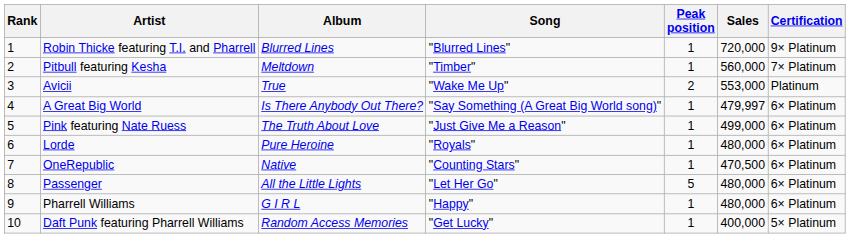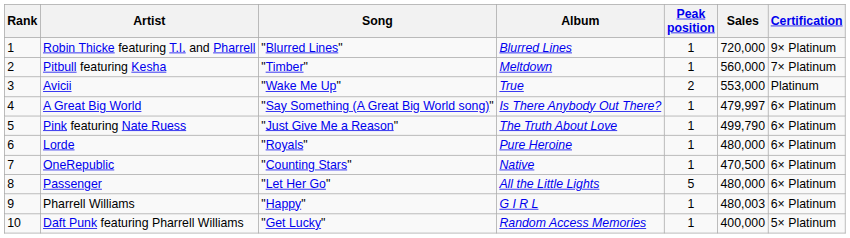columns swapped: (545, 21) <-> (342, 21)
(743, 125) 499,000 -> (743, 125) 499,790
(743, 203) 480,000 -> (743, 203) 480,003
